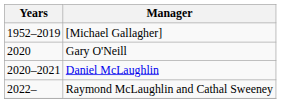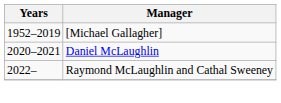- row: (96, 51)
